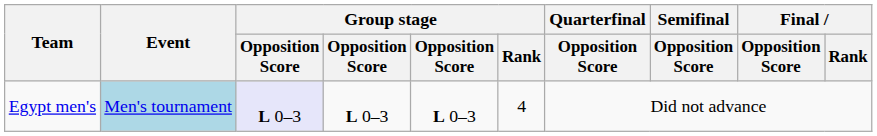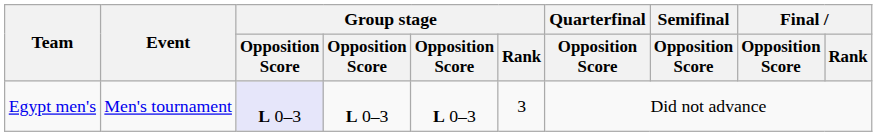(168, 106) lightblue background -> (168, 106) no background
(522, 106) 4 -> (522, 106) 3
